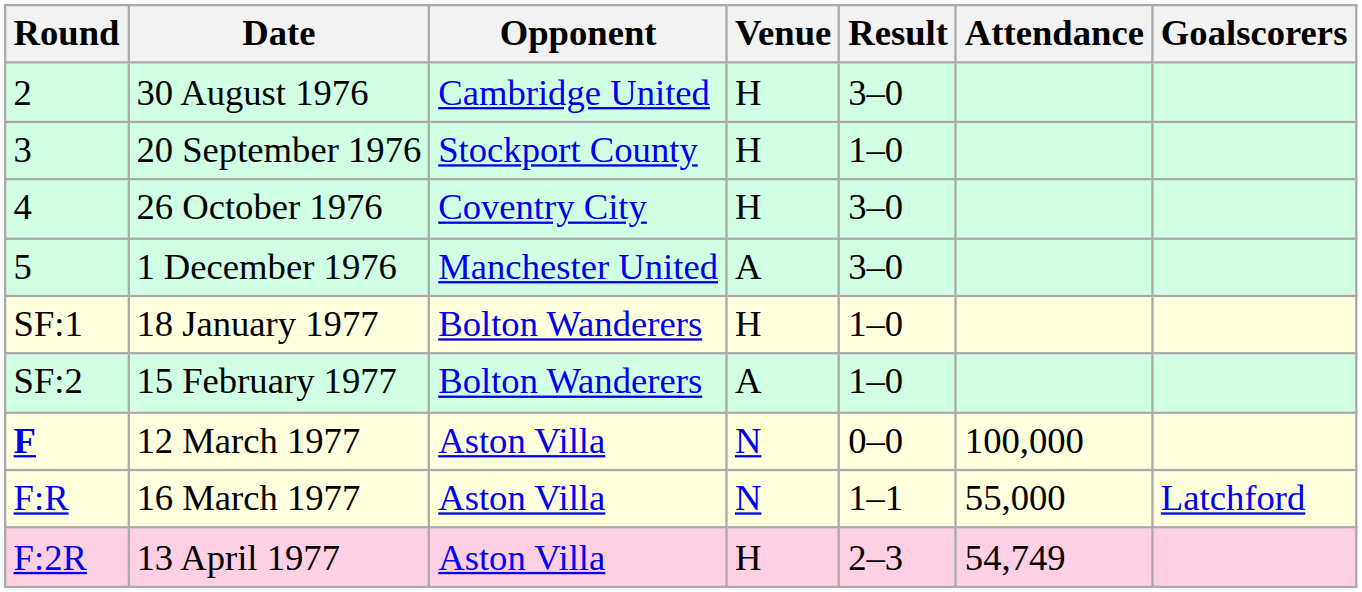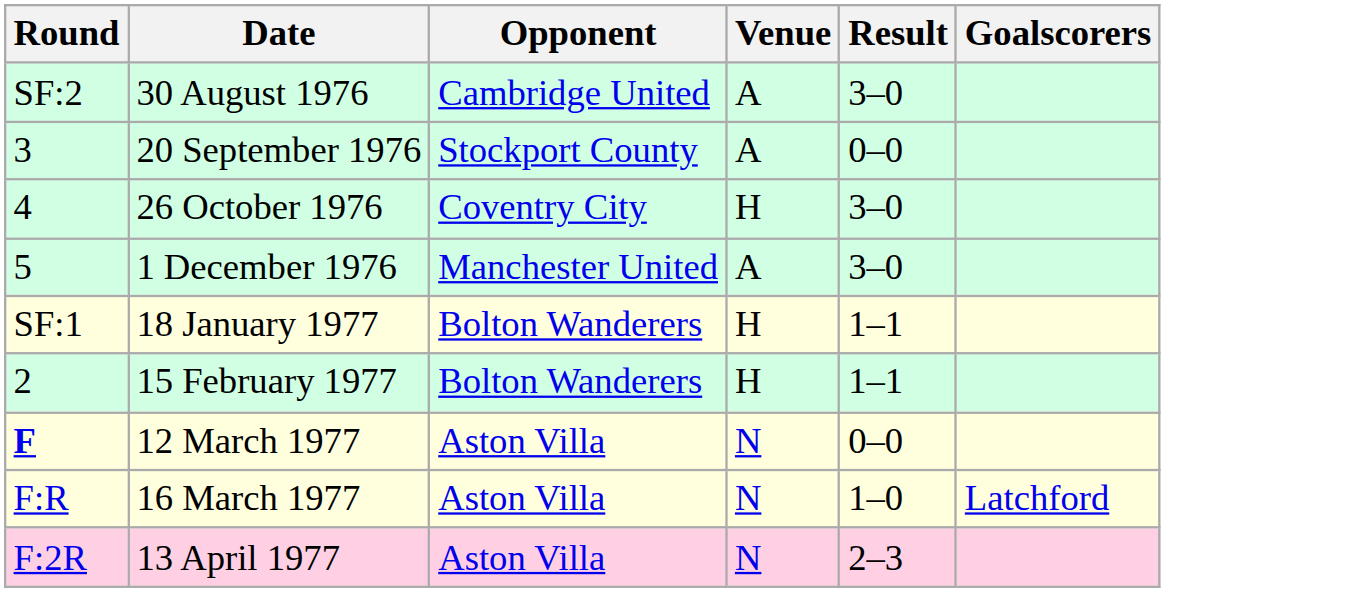- column: (1054, 33)
(23, 91) 2 -> (48, 91) SF:2
(748, 91) H -> (748, 91) A
(748, 149) H -> (748, 149) A
(876, 149) 1–0 -> (876, 149) 0–0
(876, 324) 1–0 -> (876, 324) 1–1
(48, 382) SF:2 -> (23, 382) 2
(748, 382) A -> (748, 382) H
(876, 382) 1–0 -> (876, 382) 1–1
(876, 498) 1–1 -> (876, 498) 1–0
(748, 556) H -> (748, 556) N
